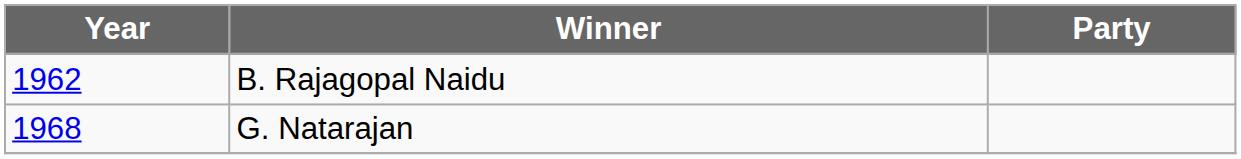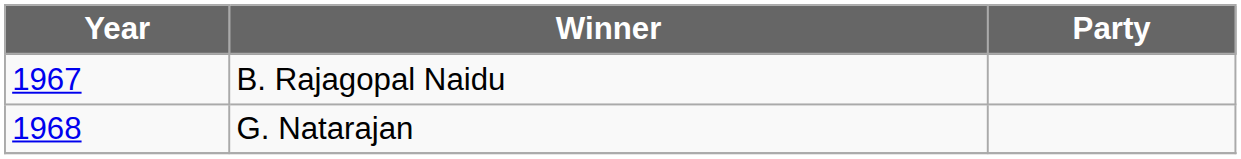(47, 78) 1962 -> (47, 78) 1967
